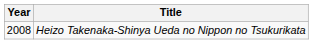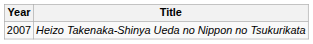(19, 30) 2008 -> (19, 30) 2007
